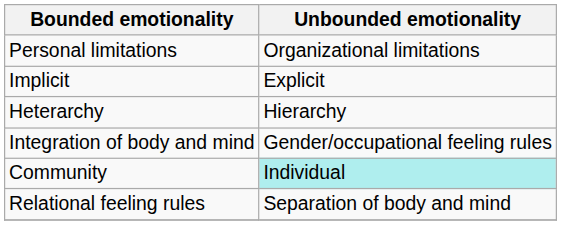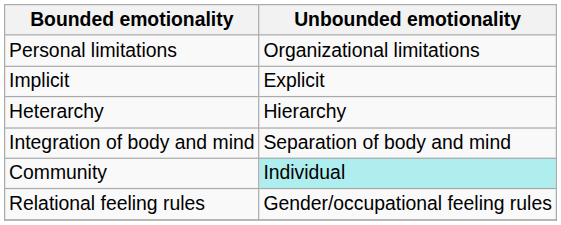(408, 142) Gender/occupational feeling rules -> (387, 142) Separation of body and mind
(387, 204) Separation of body and mind -> (408, 204) Gender/occupational feeling rules
